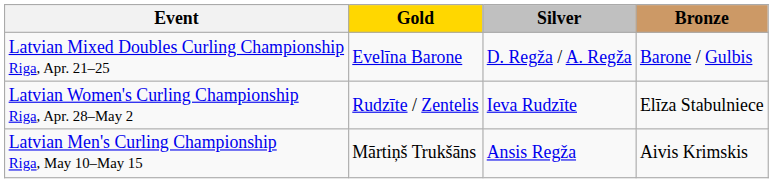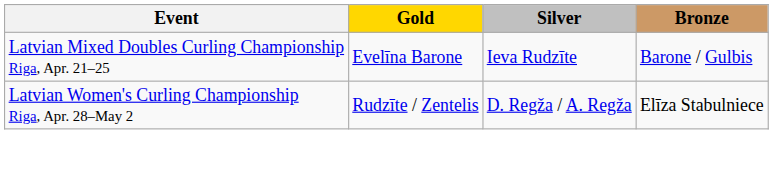(559, 56) D. Regža / A. Regža -> (532, 56) Ieva Rudzīte
(532, 104) Ieva Rudzīte -> (559, 104) D. Regža / A. Regža
- row: (143, 153)
